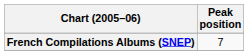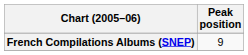(220, 42) 7 -> (220, 42) 9
